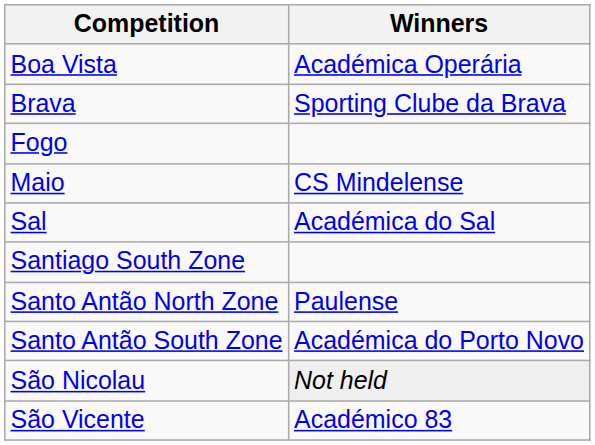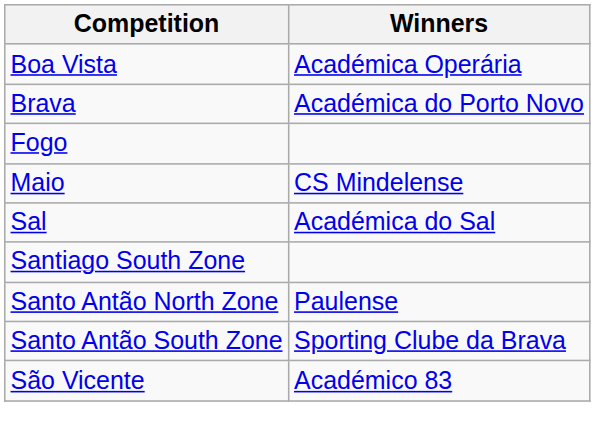(430, 103) Sporting Clube da Brava -> (439, 103) Académica do Porto Novo
(439, 340) Académica do Porto Novo -> (430, 340) Sporting Clube da Brava
- row: (78, 380)
